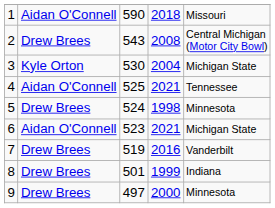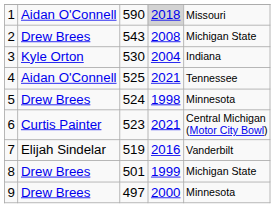(166, 15) no background -> (166, 15) lightgrey background
(227, 40) Central Michigan (Motor City Bowl) -> (221, 36) Michigan State
(221, 66) Michigan State -> (204, 57) Indiana
(69, 129) Aidan O'Connell -> (61, 124) Curtis Painter
(221, 129) Michigan State -> (227, 125) Central Michigan (Motor City Bowl)
(56, 150) Drew Brees -> (63, 150) Elijah Sindelar
(204, 171) Indiana -> (221, 171) Michigan State
